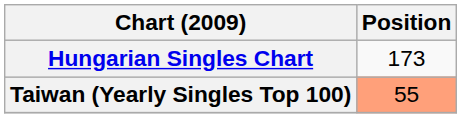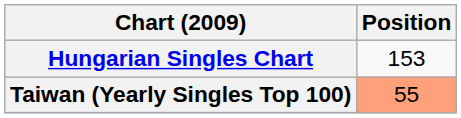(407, 58) 173 -> (407, 58) 153
